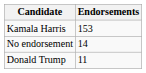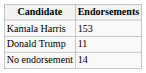rows swapped: (36, 60) <-> (40, 44)
